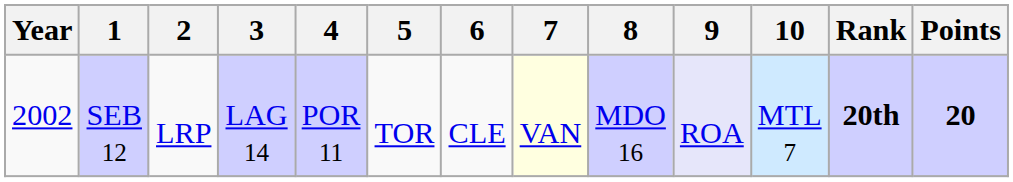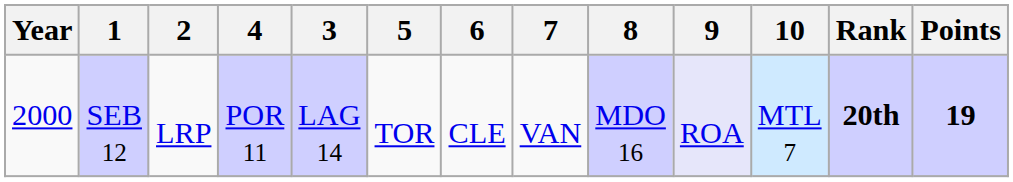columns swapped: (257, 29) <-> (331, 29)
(42, 115) 2002 -> (42, 115) 2000
(550, 133) lightyellow background -> (550, 133) no background
(961, 115) 20 -> (961, 115) 19
